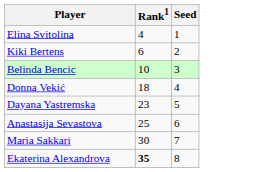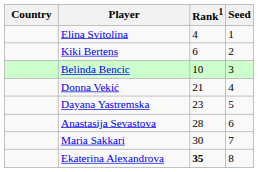+ column: (31, 14)
(144, 87) 18 -> (198, 87) 21
(144, 122) 25 -> (198, 122) 28
